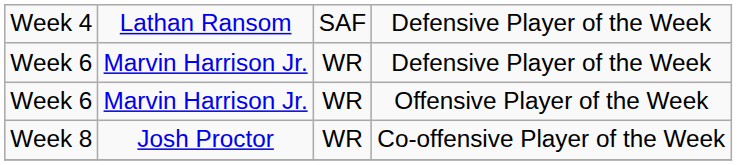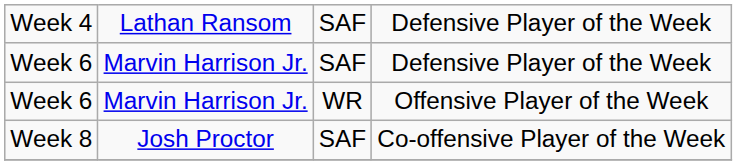(343, 62) WR -> (343, 62) SAF
(343, 139) WR -> (343, 139) SAF
